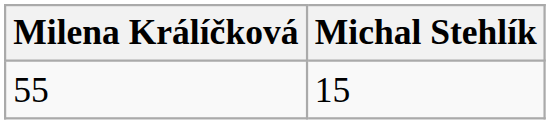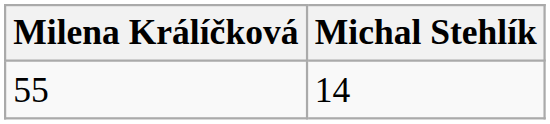(333, 88) 15 -> (333, 88) 14
